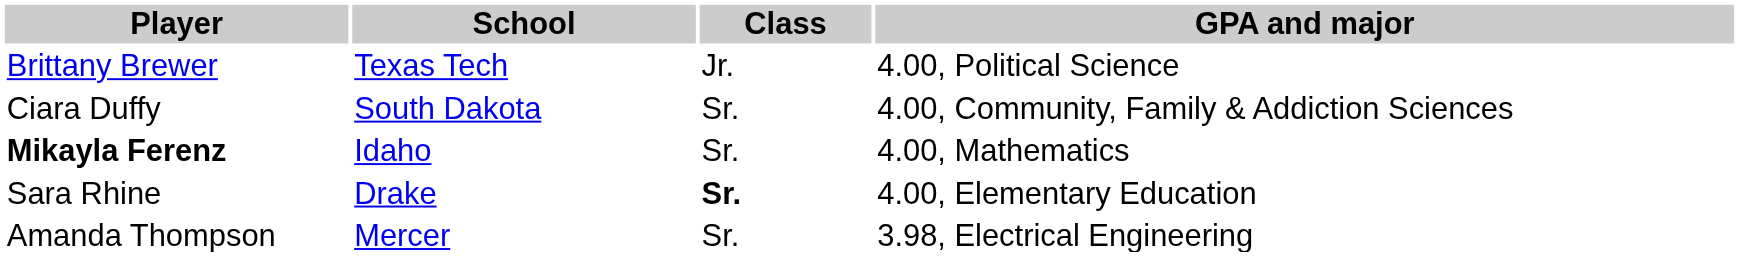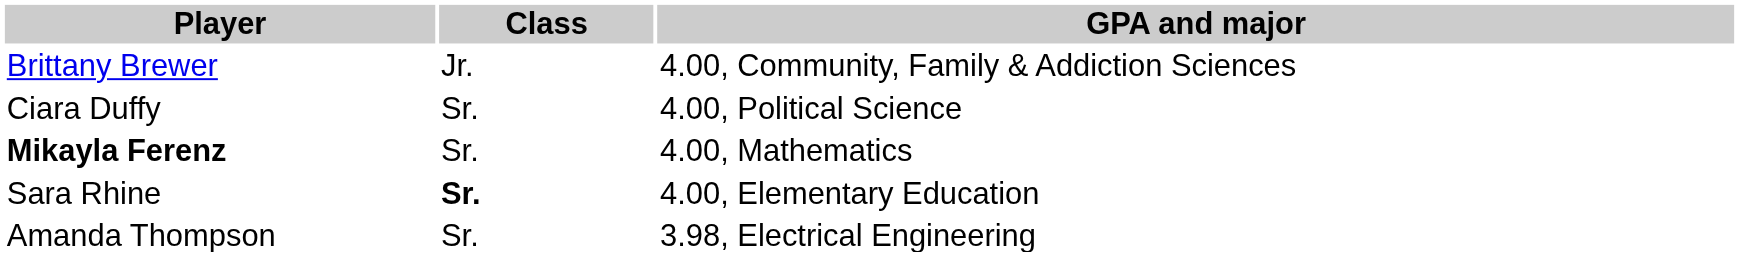- column: (524, 23)
(1028, 66) 4.00, Political Science -> (978, 66) 4.00, Community, Family & Addiction Sciences
(1195, 108) 4.00, Community, Family & Addiction Sciences -> (811, 108) 4.00, Political Science
